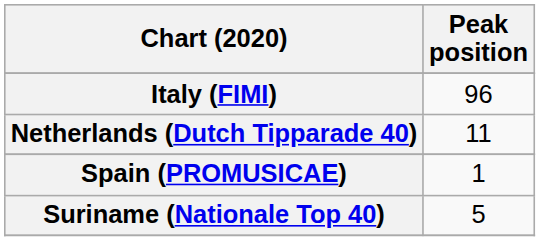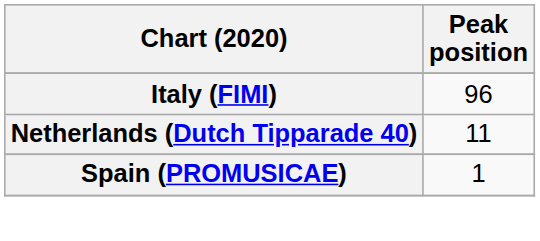- row: (214, 214)
